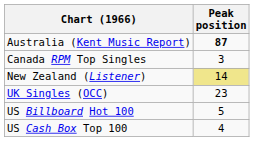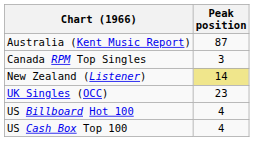(221, 42) bold -> (221, 42) normal
(221, 111) 5 -> (221, 111) 4
